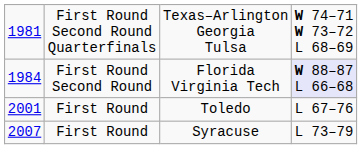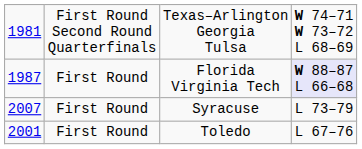(25, 79) 1984 -> (25, 79) 1987
(102, 79) First Round Second Round -> (102, 79) First Round
rows swapped: (226, 109) <-> (226, 132)
